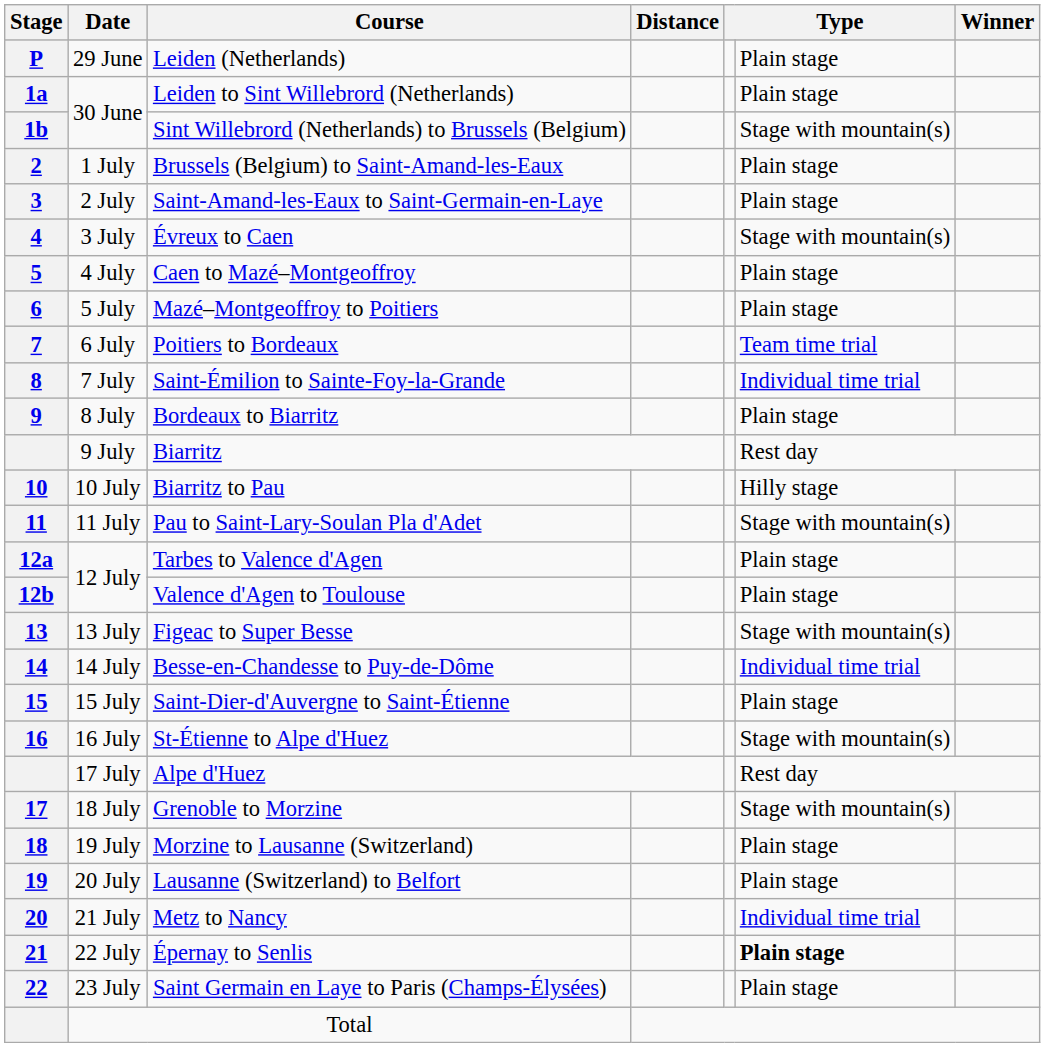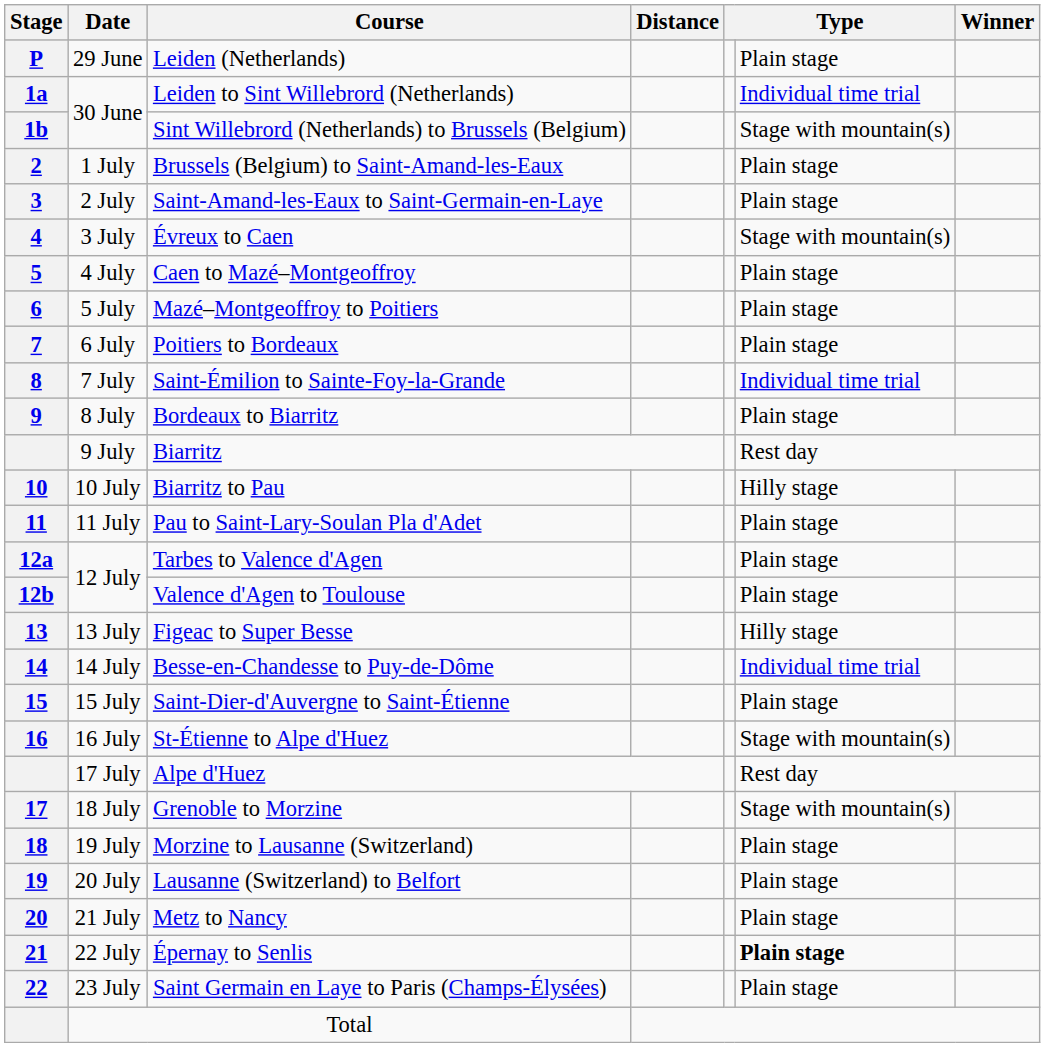(789, 93) Plain stage -> (830, 93) Individual time trial
(809, 344) Team time trial -> (789, 344) Plain stage
(845, 523) Stage with mountain(s) -> (789, 523) Plain stage
(845, 630) Stage with mountain(s) -> (789, 630) Hilly stage
(830, 916) Individual time trial -> (789, 916) Plain stage
